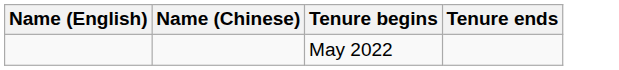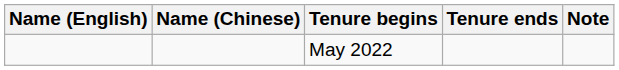+ column: (588, 19)
